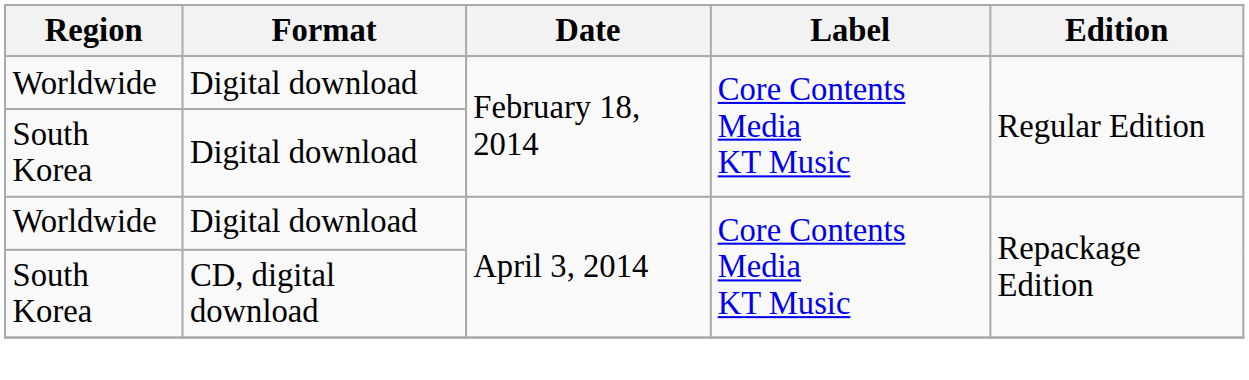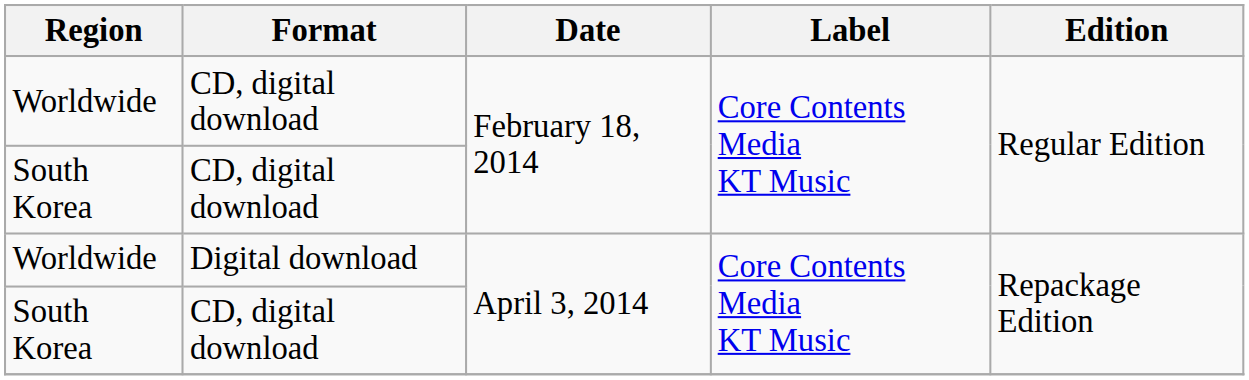(304, 82) Digital download -> (262, 100) CD, digital download
(304, 152) Digital download -> (262, 188) CD, digital download
